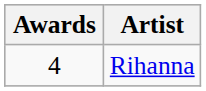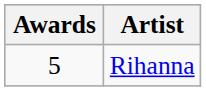(54, 65) 4 -> (54, 65) 5
